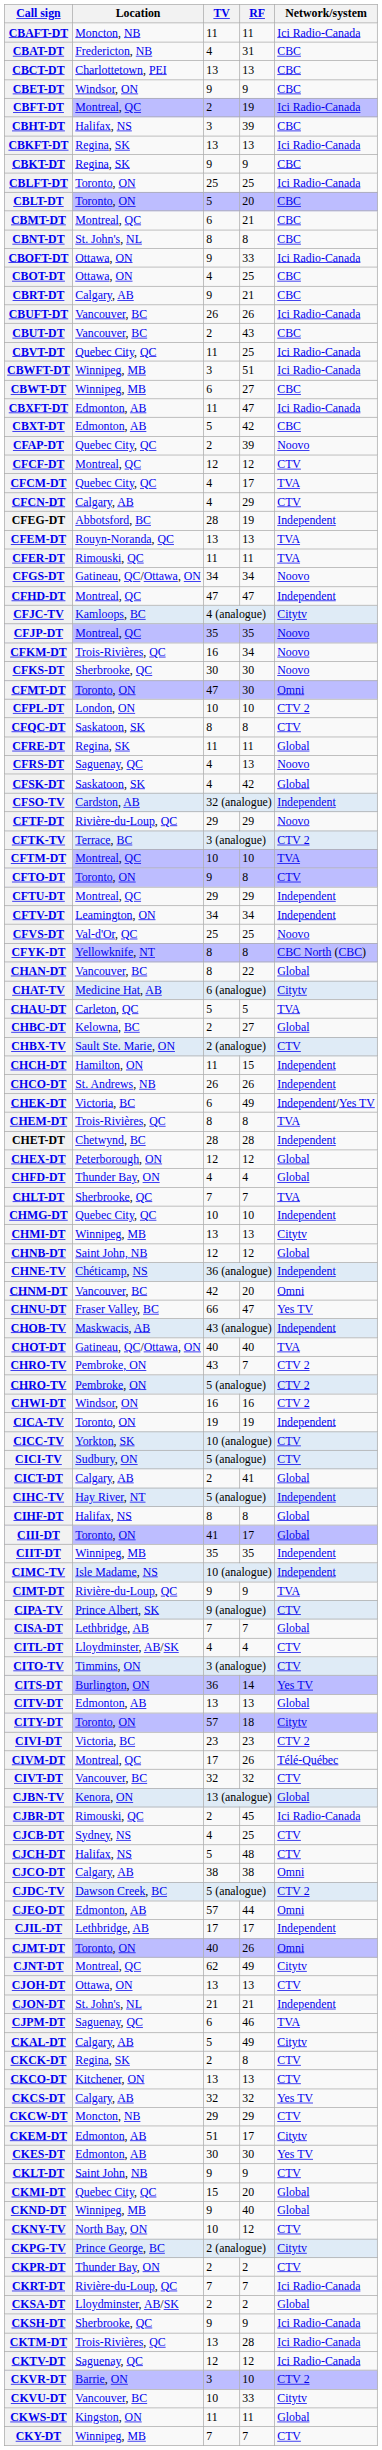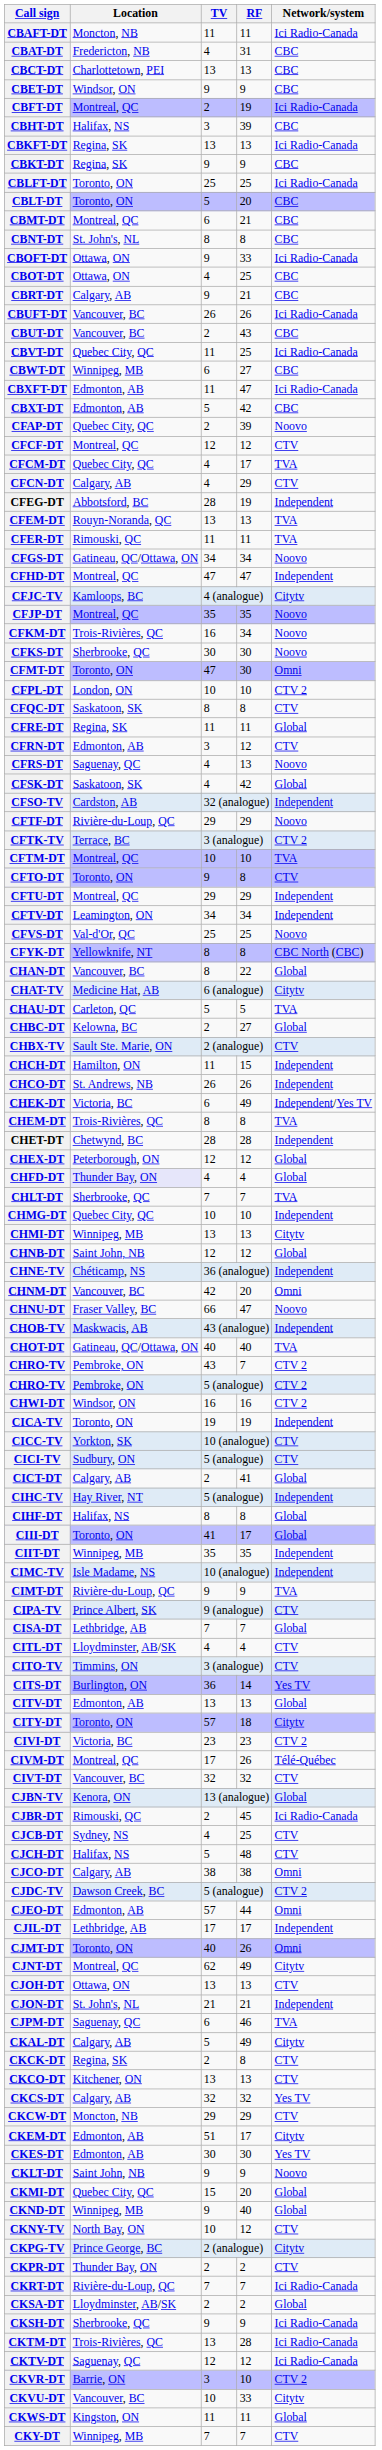- row: (38, 370)
+ row: (37, 746)
(117, 1178) no background -> (115, 1178) lavender background
(295, 1309) Yes TV -> (291, 1309) Noovo
(289, 2173) CTV -> (291, 2173) Noovo
